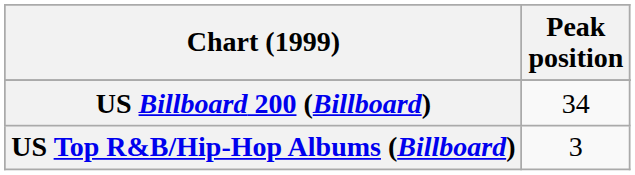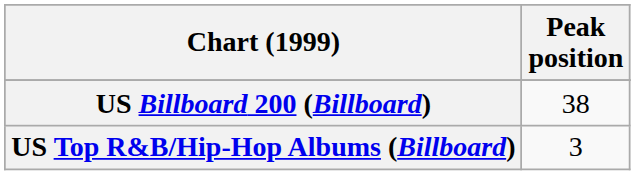(576, 102) 34 -> (576, 102) 38
